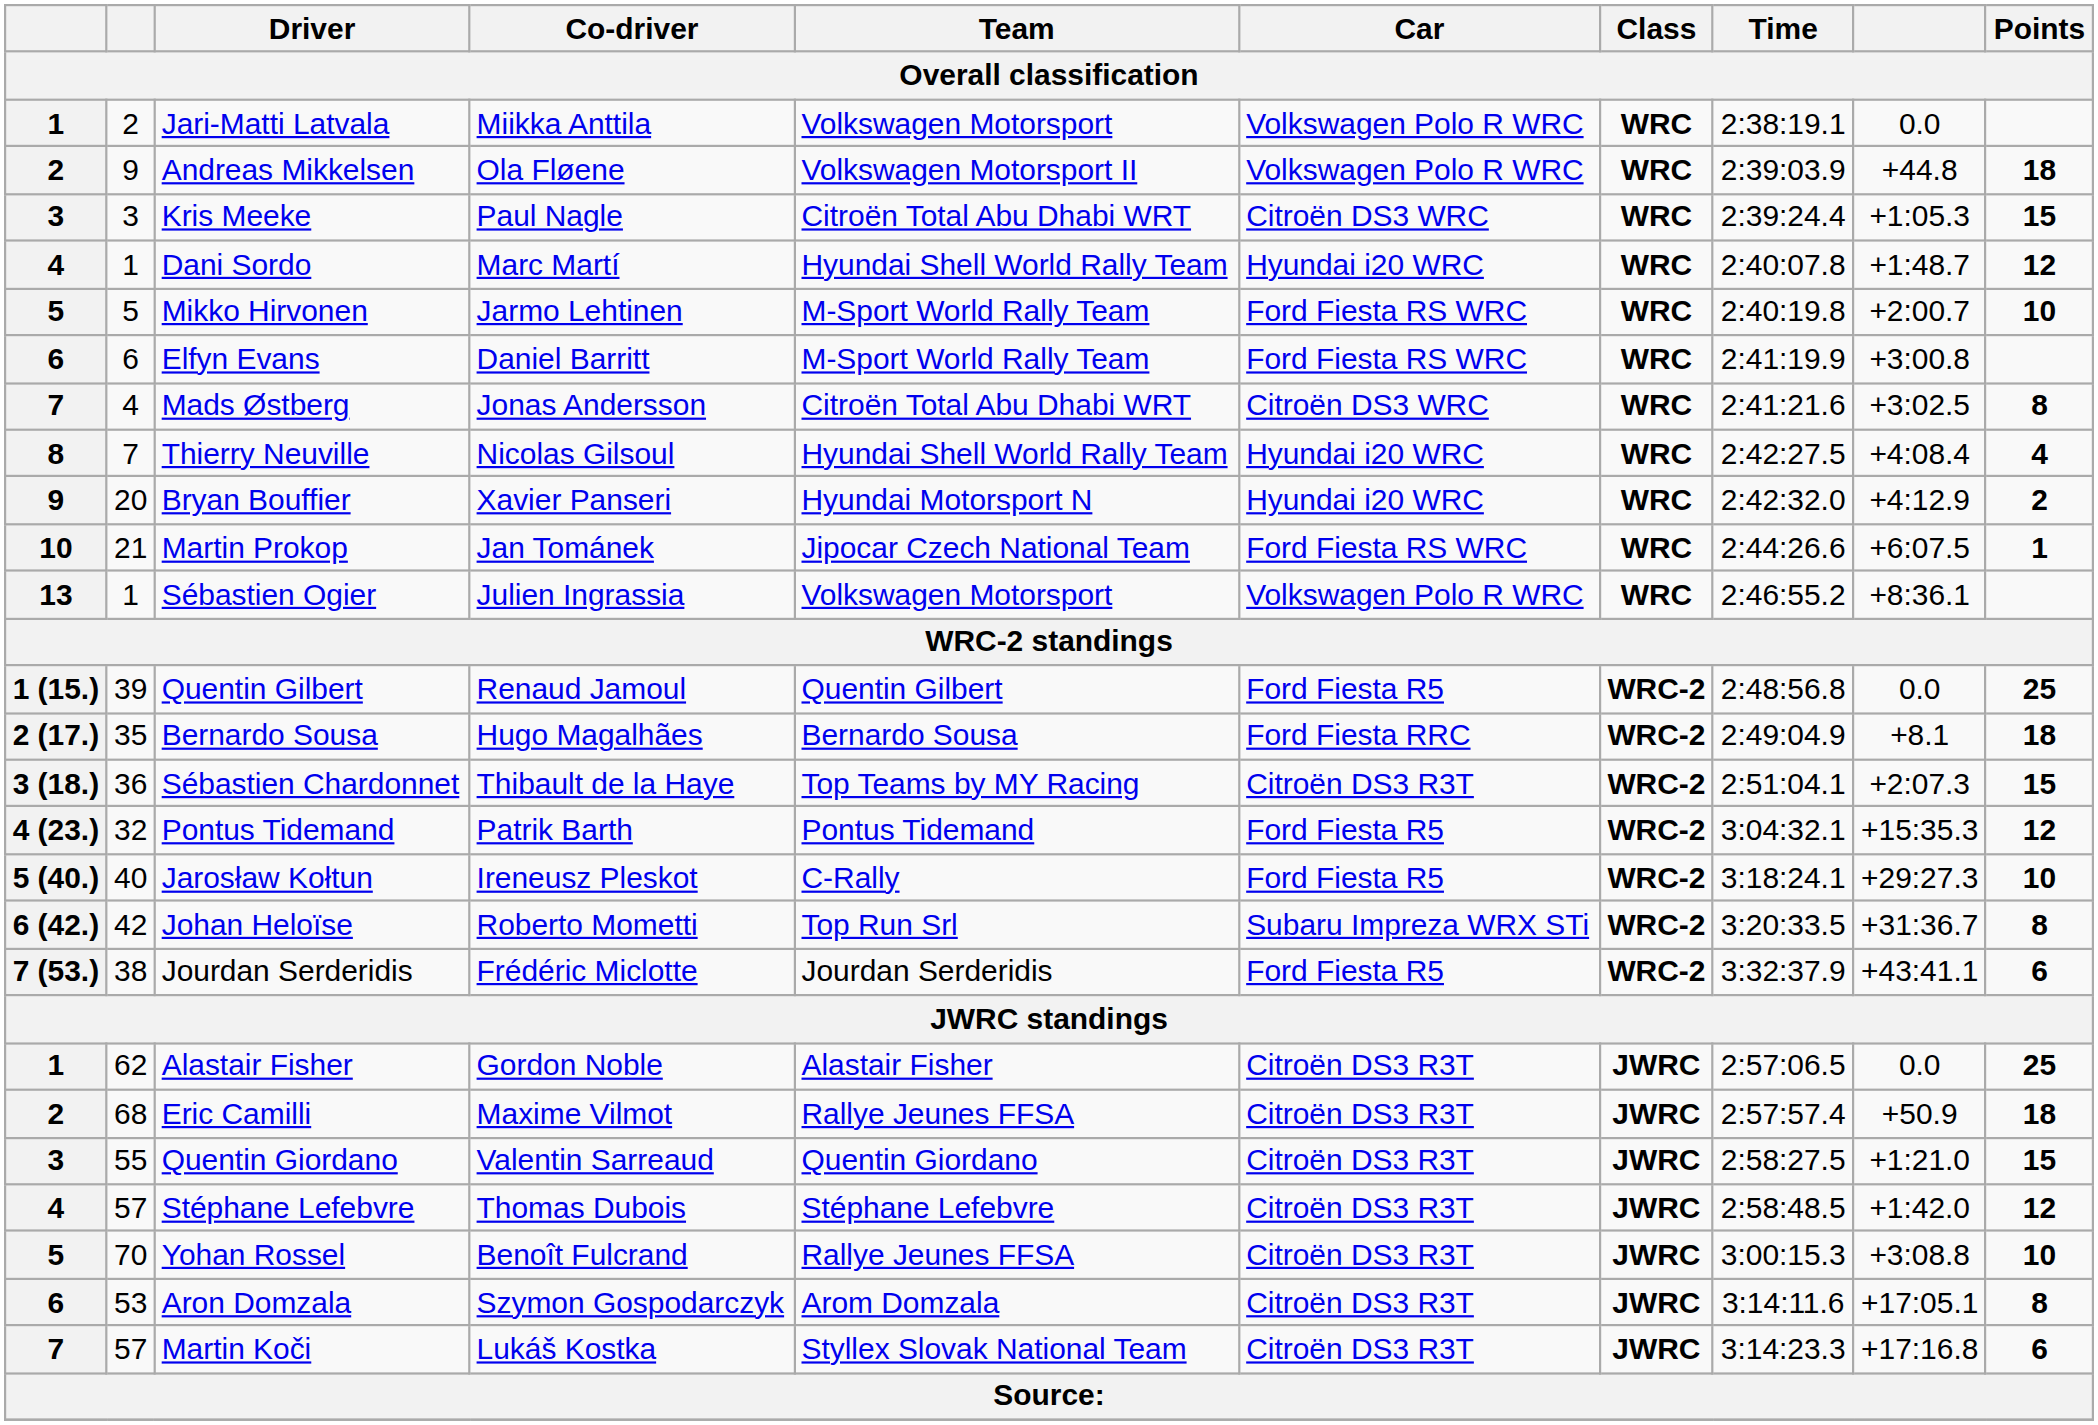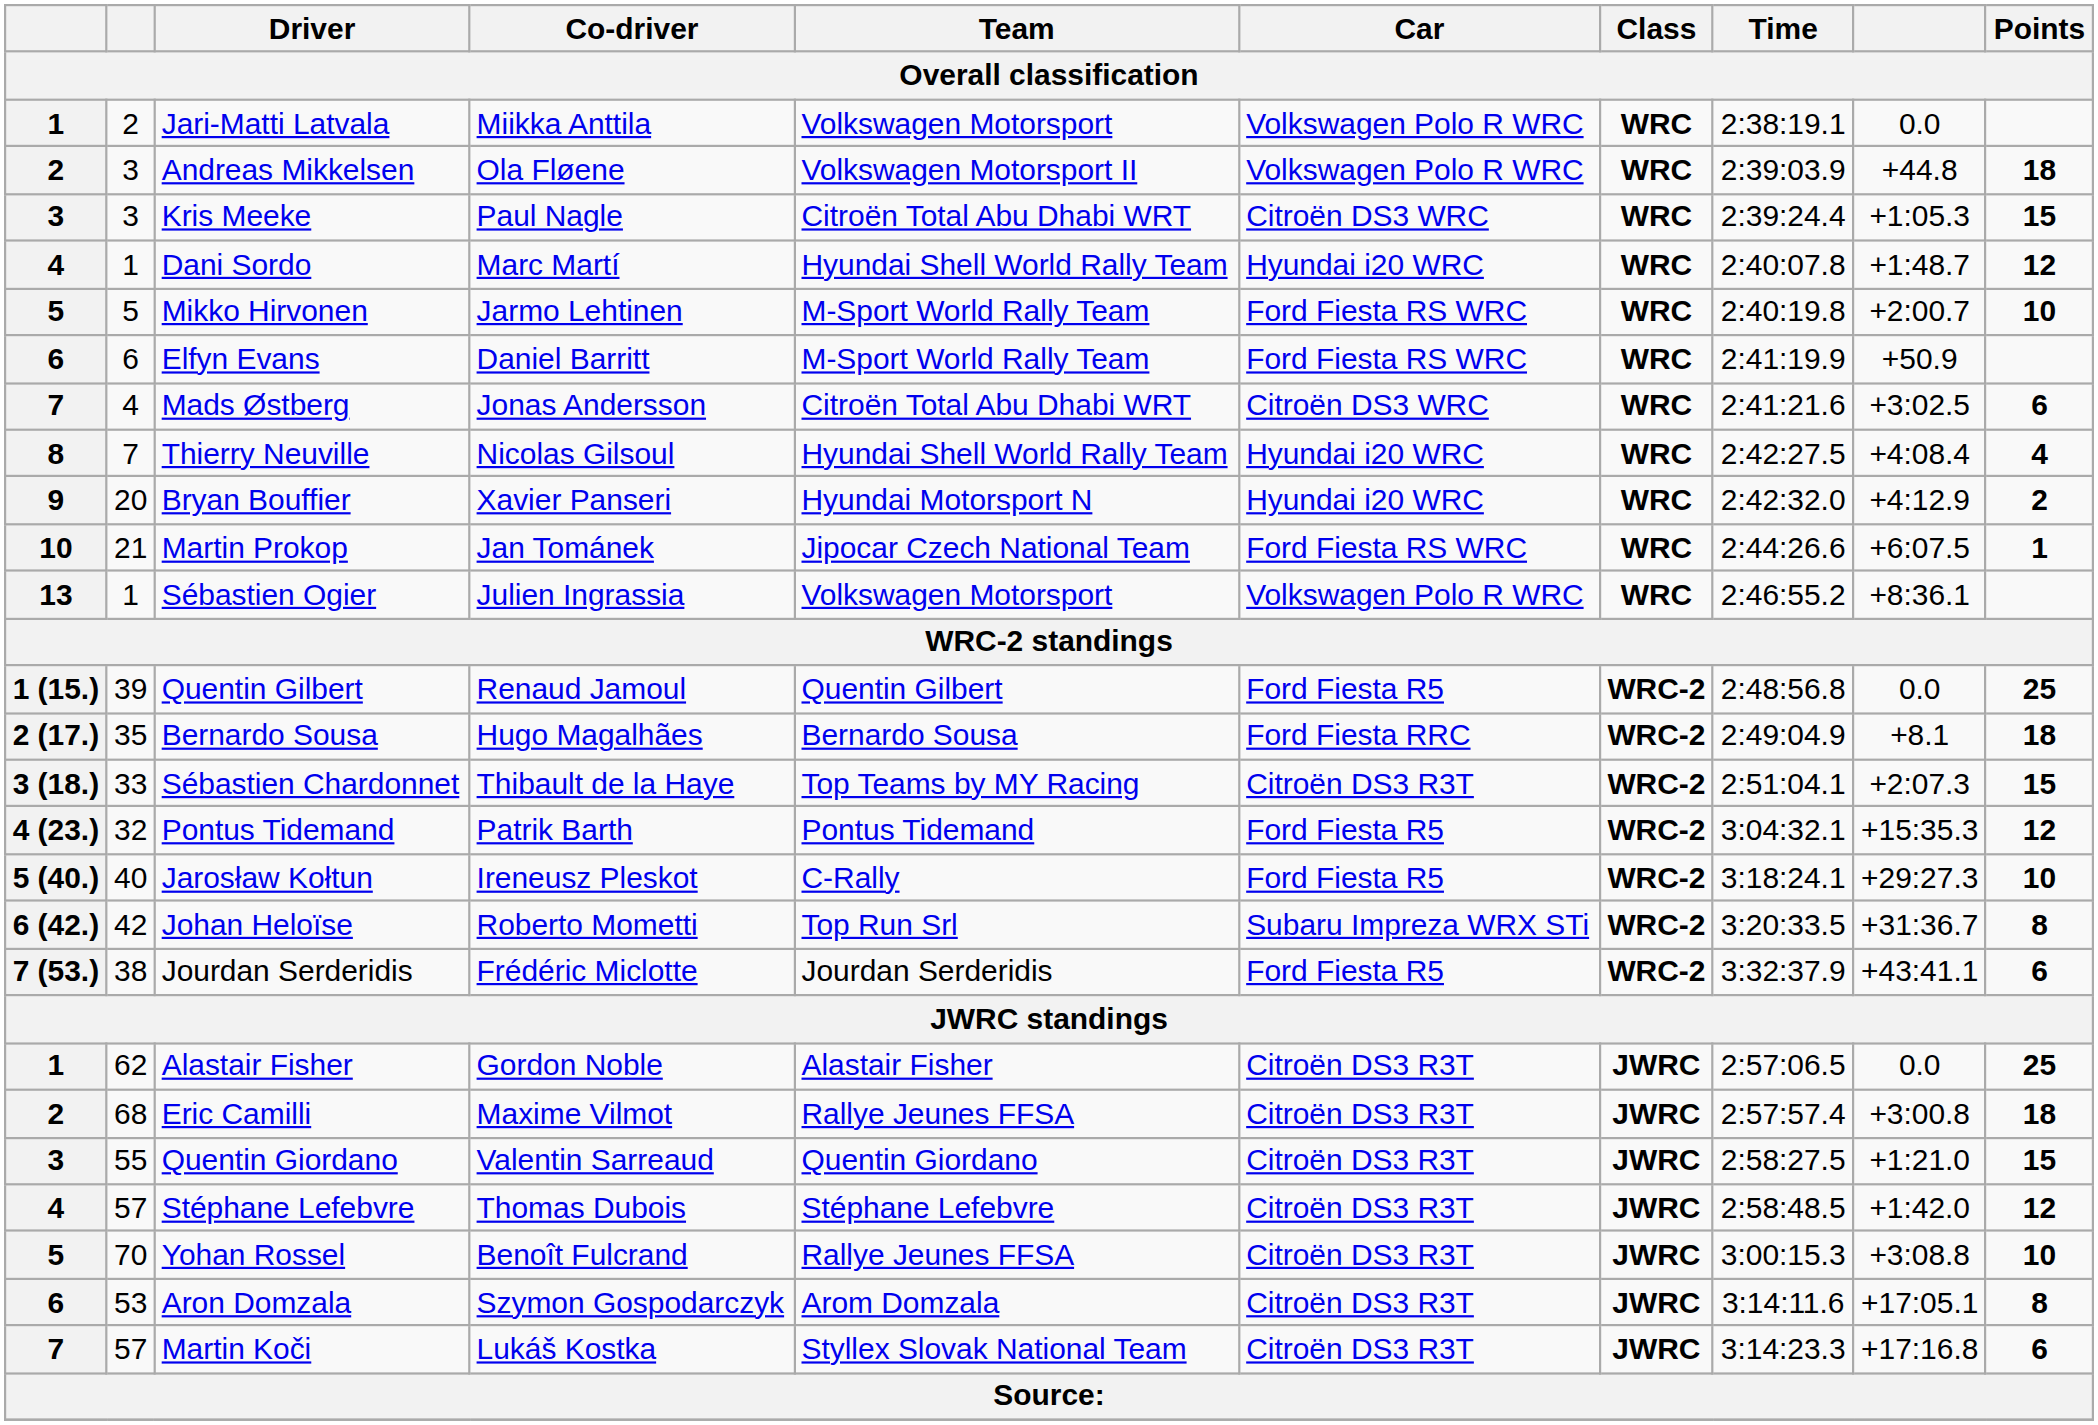(131, 170) 9 -> (131, 170) 3
(1920, 358) +3:00.8 -> (1920, 358) +50.9
(2039, 406) 8 -> (2039, 406) 6
(131, 783) 36 -> (131, 783) 33
(1920, 1113) +50.9 -> (1920, 1113) +3:00.8
